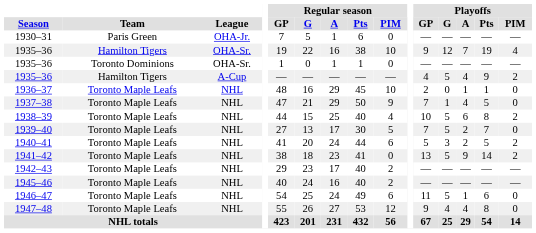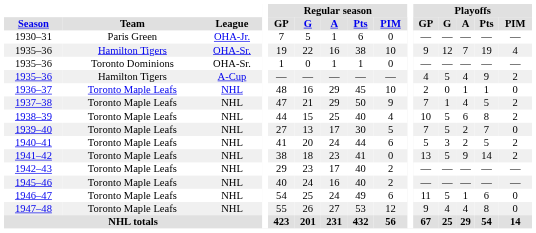(515, 103) 0 -> (515, 103) 2
